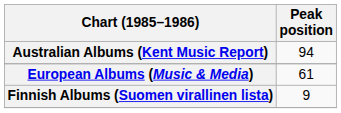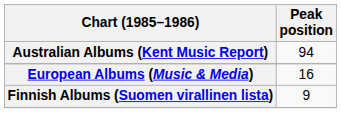(306, 74) 61 -> (306, 74) 16
